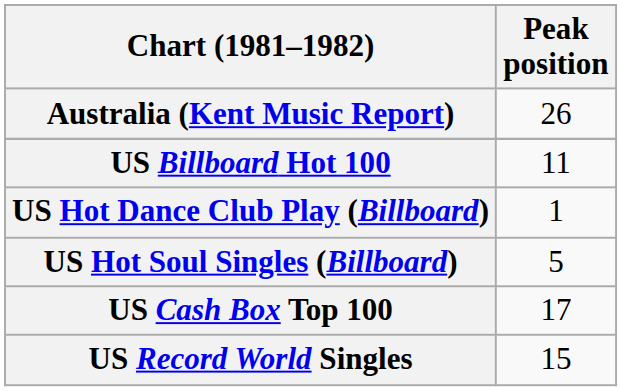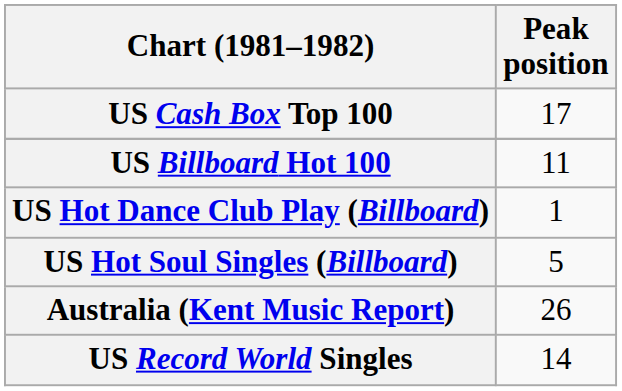rows swapped: (251, 113) <-> (251, 310)
(556, 359) 15 -> (556, 359) 14
